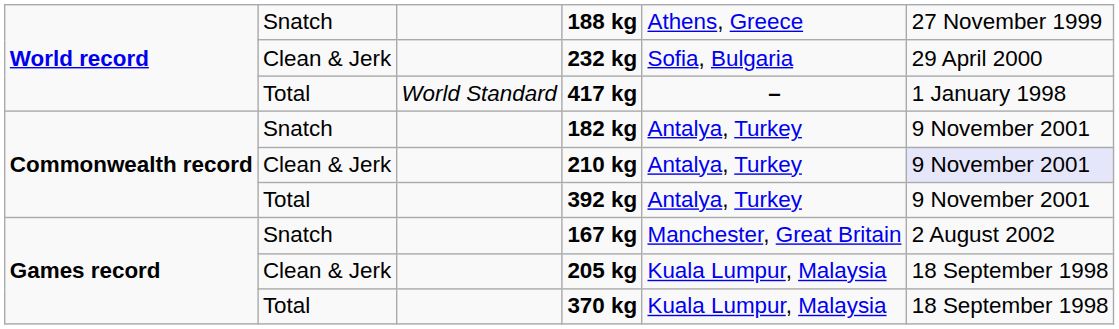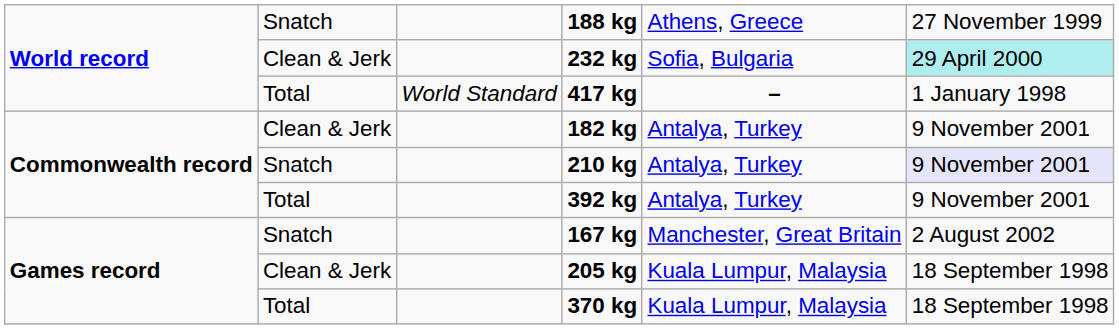(977, 57) no background -> (977, 57) paleturquoise background
(298, 128) Snatch -> (327, 128) Clean & Jerk
(327, 164) Clean & Jerk -> (298, 164) Snatch
